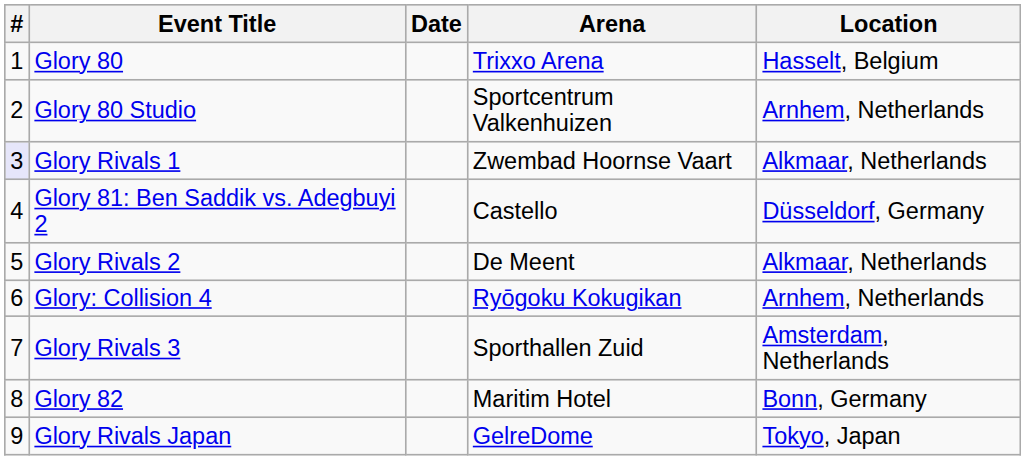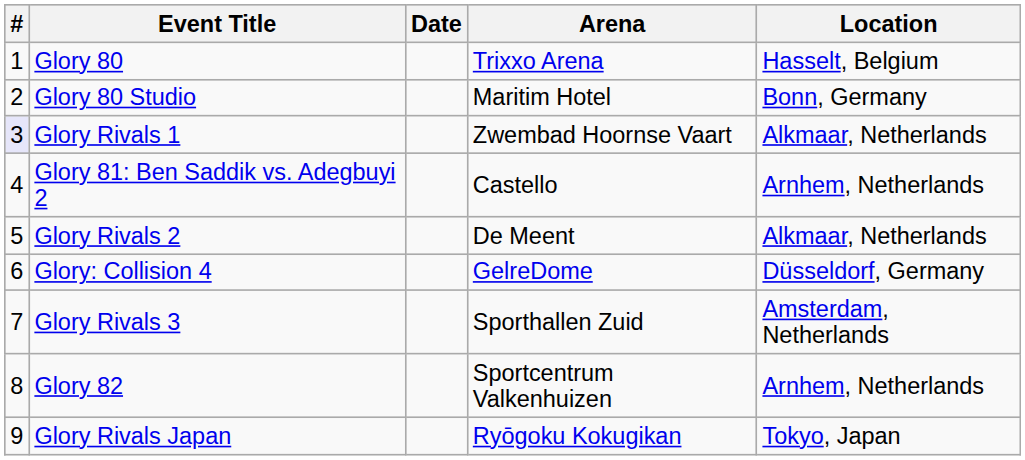(543, 111) Sportcentrum Valkenhuizen -> (542, 98) Maritim Hotel
(873, 111) Arnhem, Netherlands -> (845, 98) Bonn, Germany
(873, 211) Düsseldorf, Germany -> (873, 185) Arnhem, Netherlands
(577, 298) Ryōgoku Kokugikan -> (533, 272) GelreDome
(873, 298) Arnhem, Netherlands -> (873, 272) Düsseldorf, Germany
(542, 399) Maritim Hotel -> (543, 386) Sportcentrum Valkenhuizen
(845, 399) Bonn, Germany -> (873, 386) Arnhem, Netherlands
(533, 436) GelreDome -> (577, 436) Ryōgoku Kokugikan
